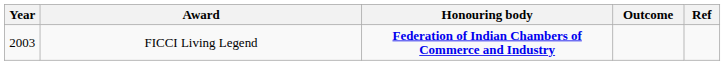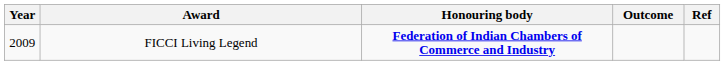(22, 42) 2003 -> (22, 42) 2009
